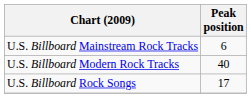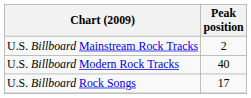(224, 45) 6 -> (224, 45) 2
